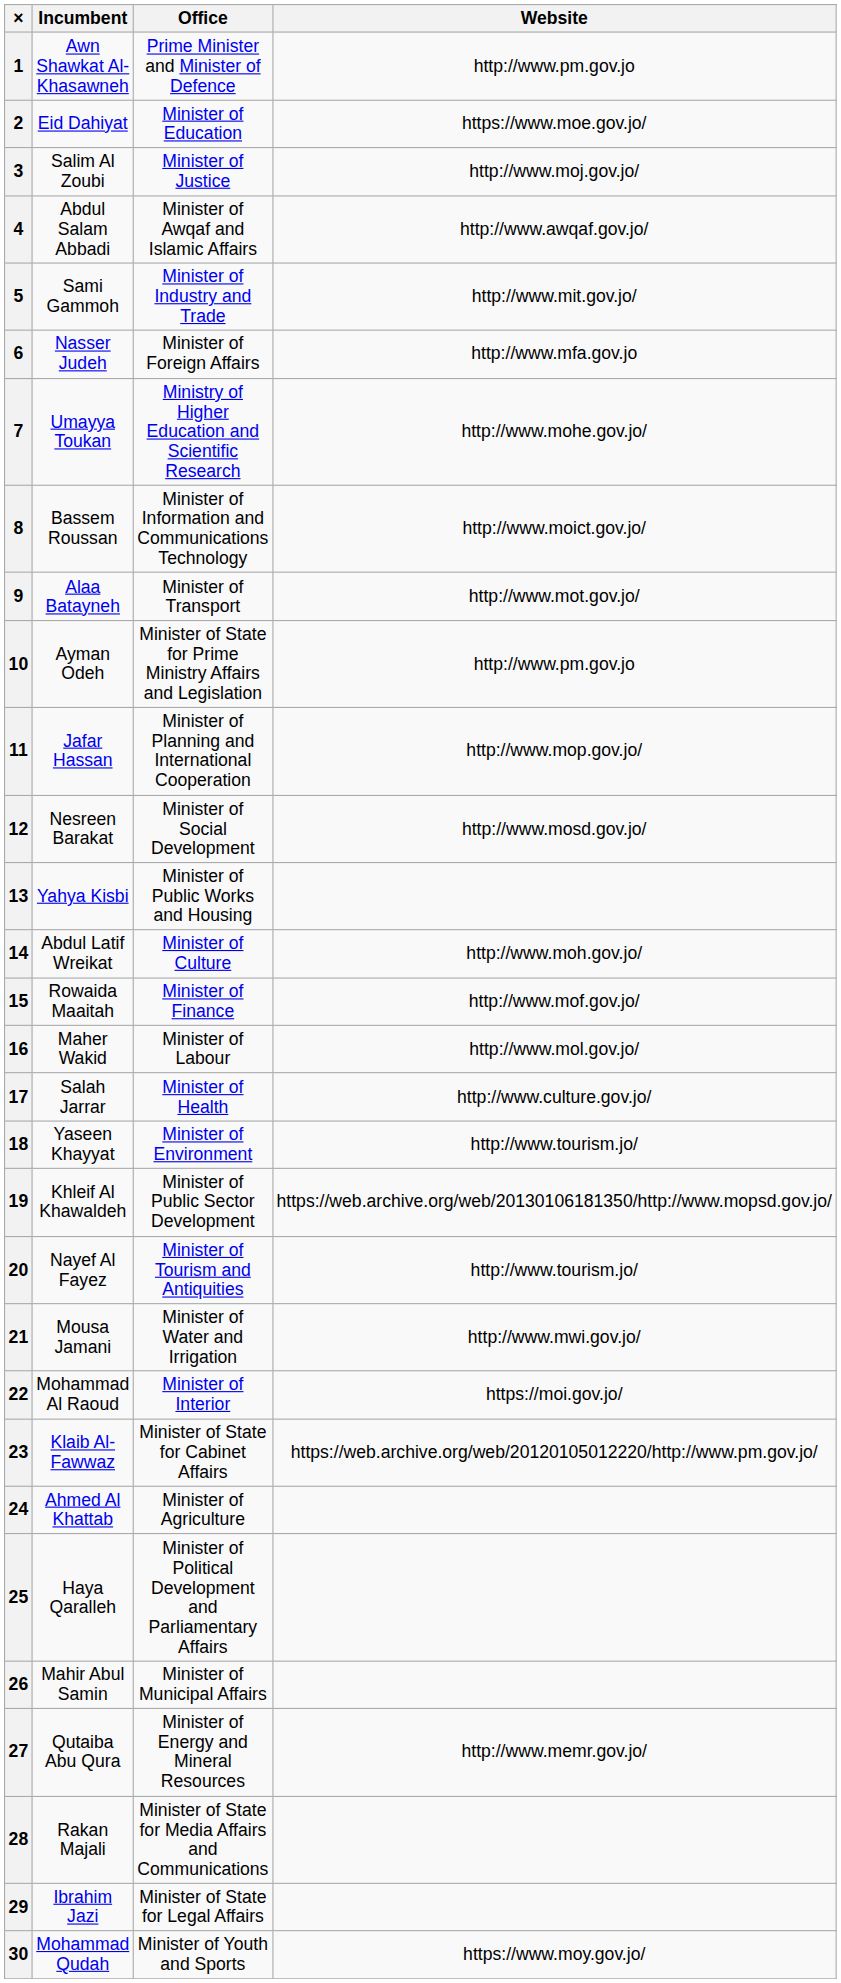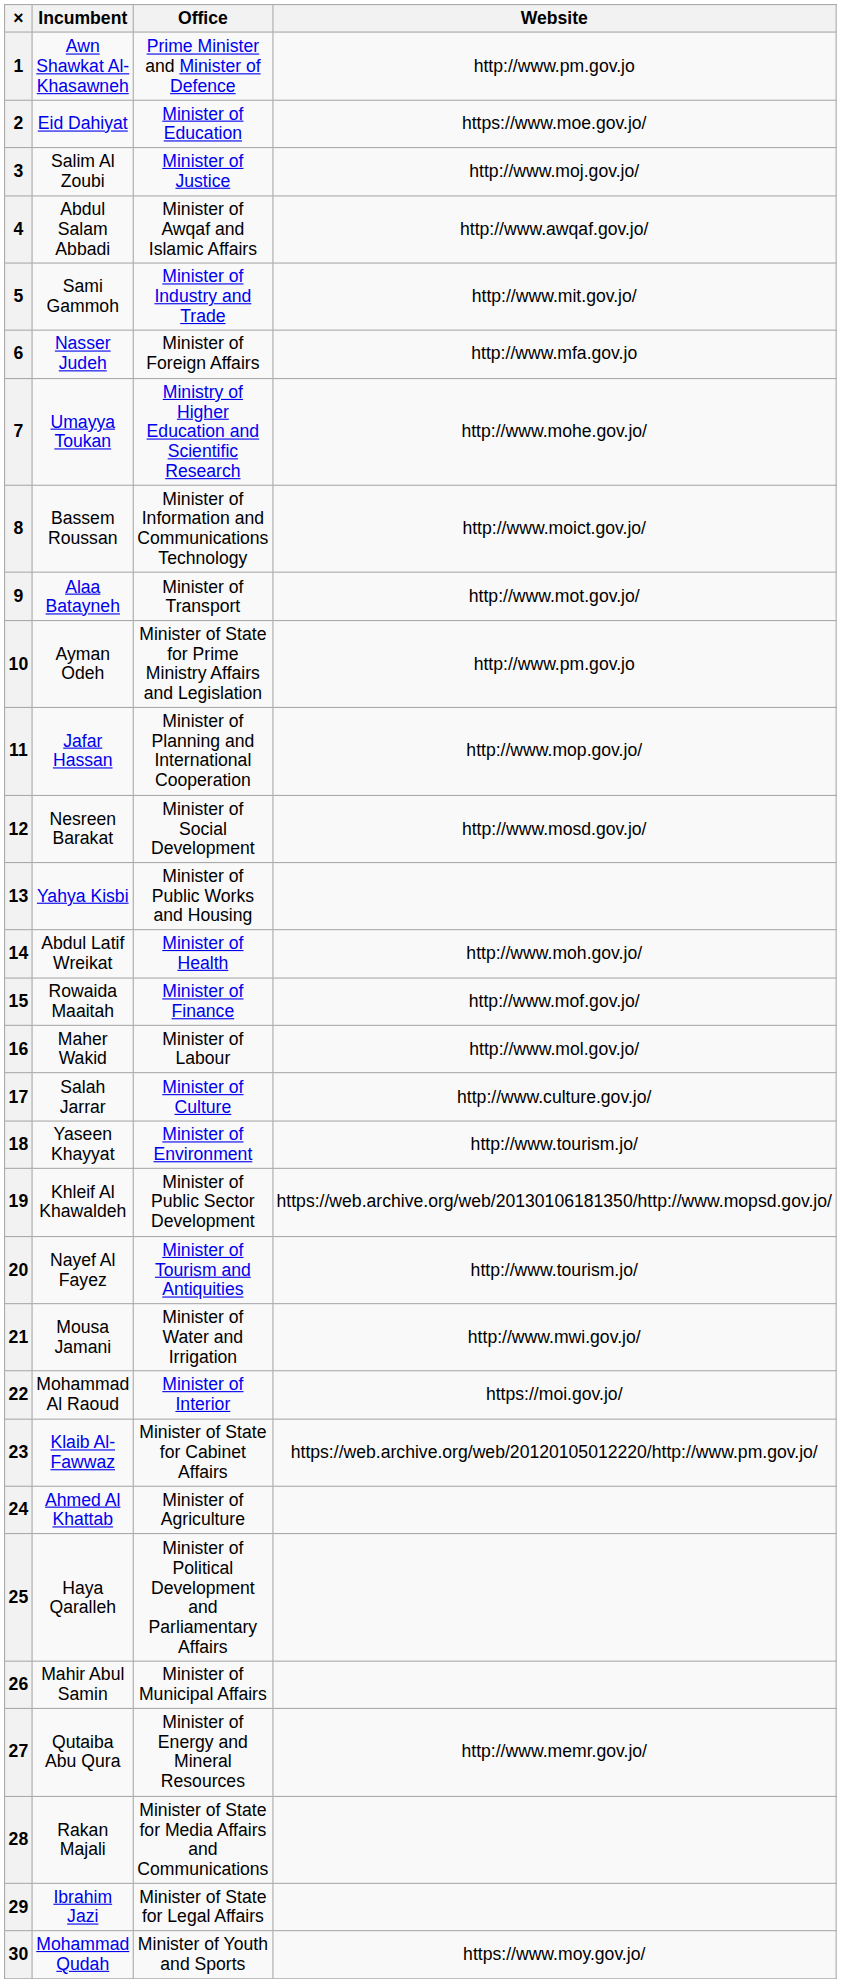(203, 953) Minister of Culture -> (203, 953) Minister of Health
(203, 1096) Minister of Health -> (203, 1096) Minister of Culture
